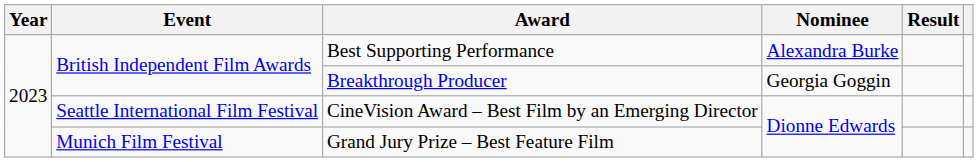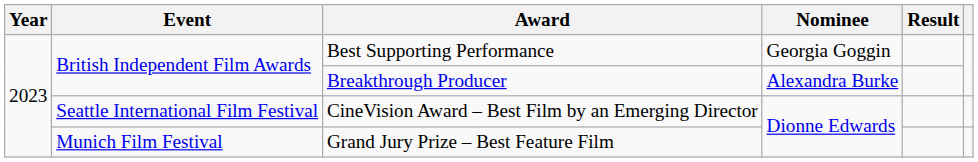(832, 50) Alexandra Burke -> (829, 50) Georgia Goggin
(829, 80) Georgia Goggin -> (832, 80) Alexandra Burke
